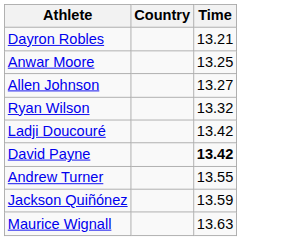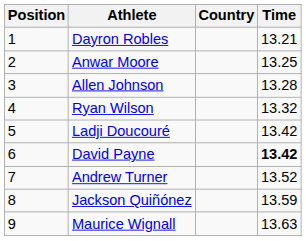+ column: (37, 16)
(215, 85) 13.27 -> (279, 85) 13.28
(215, 177) 13.55 -> (279, 177) 13.52
